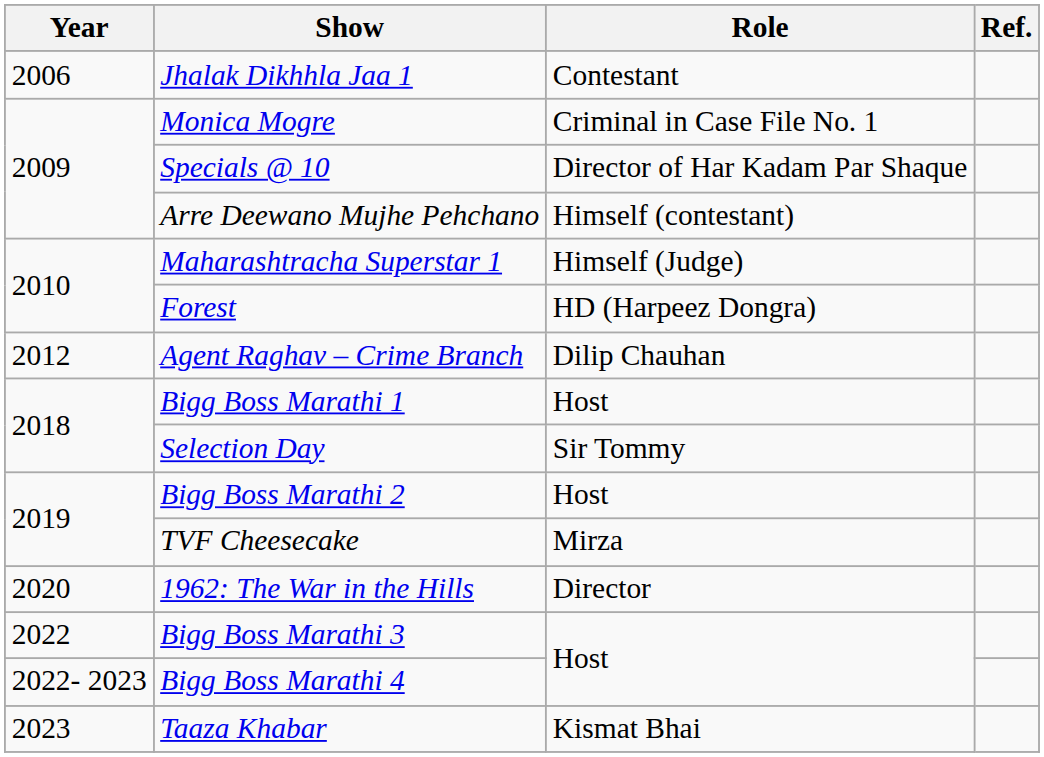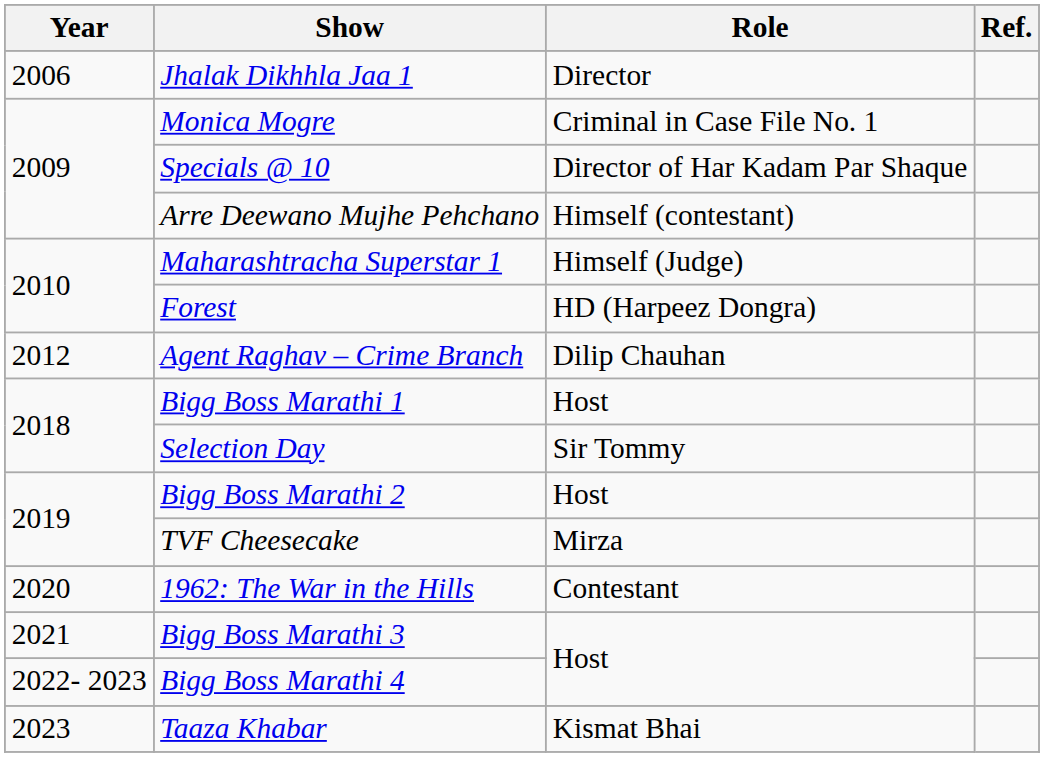(616, 74) Contestant -> (602, 74) Director
(602, 588) Director -> (616, 588) Contestant
(41, 634) 2022 -> (41, 634) 2021
